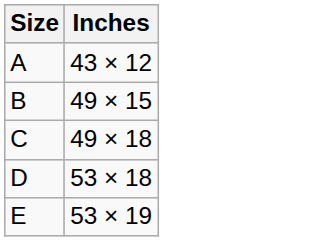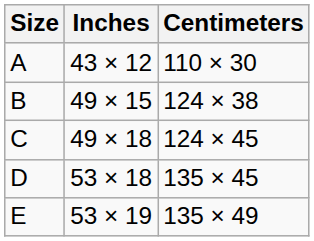+ column: (234, 23)
